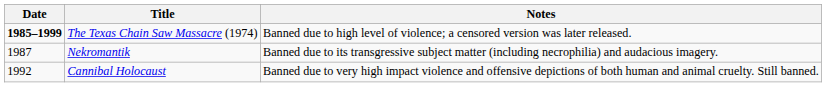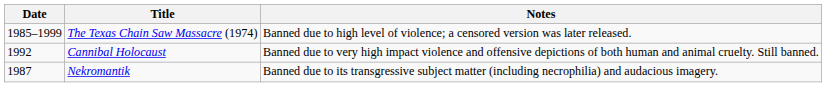(35, 33) bold -> (35, 33) normal
rows swapped: (99, 52) <-> (117, 71)
